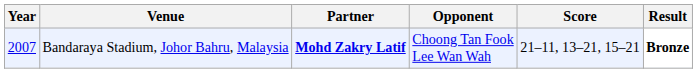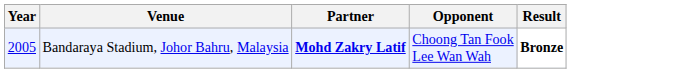- column: (580, 16)
(22, 48) 2007 -> (22, 48) 2005
